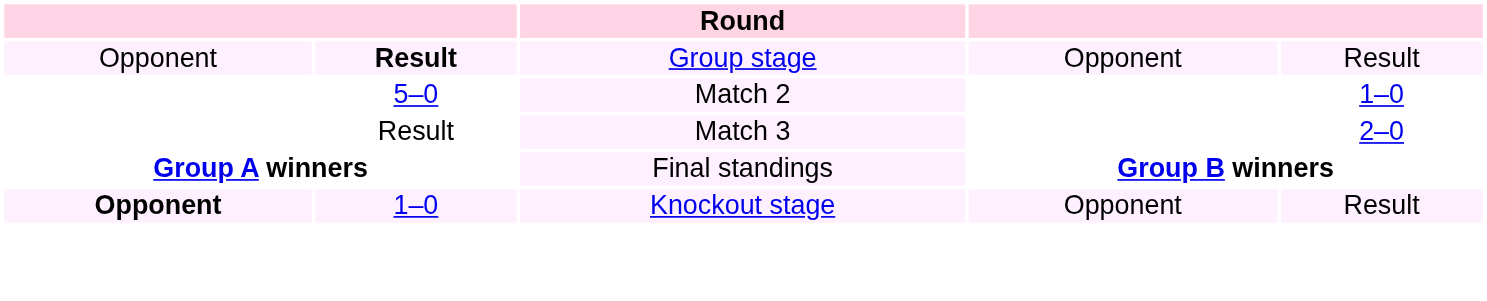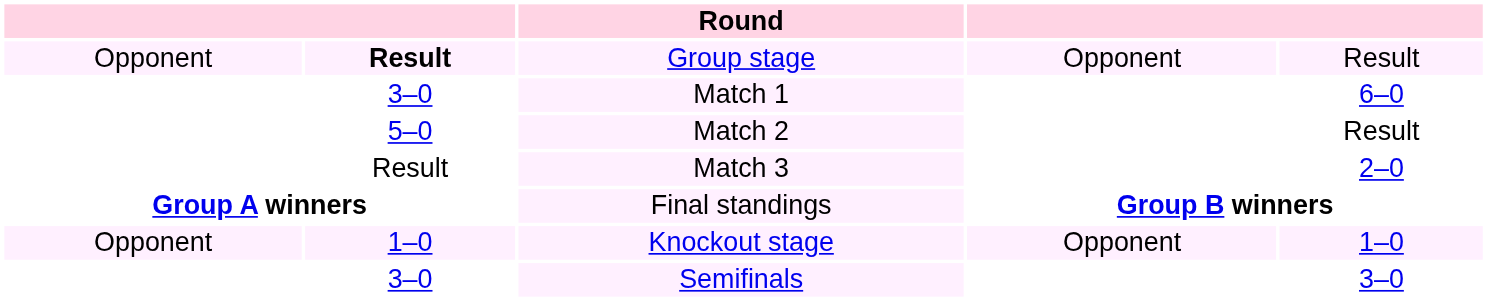+ row: (741, 94)
(1382, 94) 1–0 -> (1381, 131) Result
(158, 205) bold -> (153, 242) normal
(1382, 205) Result -> (1381, 242) 1–0
+ row: (741, 279)
